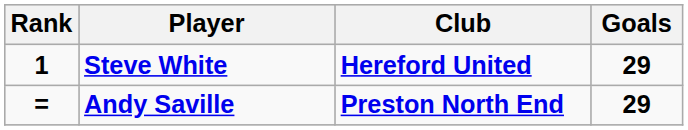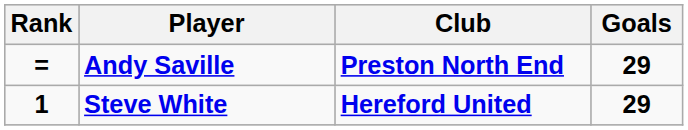rows swapped: (156, 64) <-> (159, 104)
